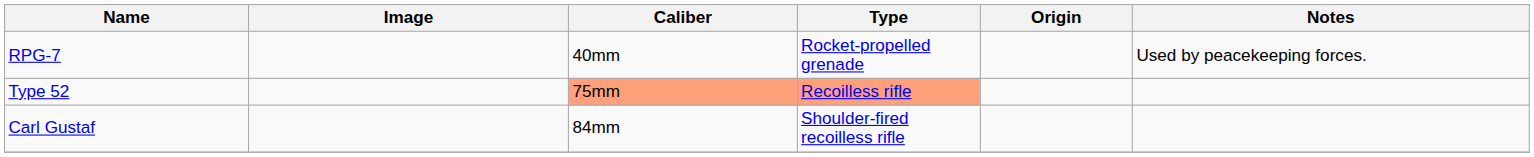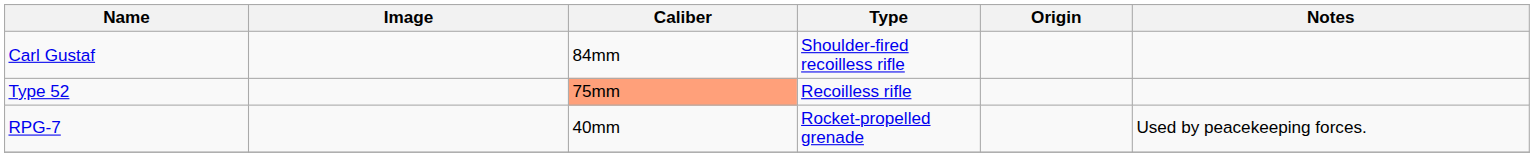rows swapped: (35, 54) <-> (52, 128)
(856, 91) lightsalmon background -> (856, 91) no background
